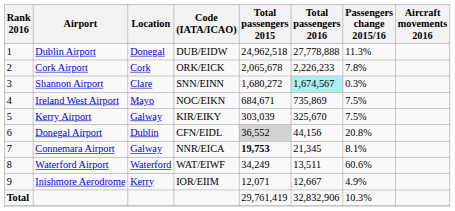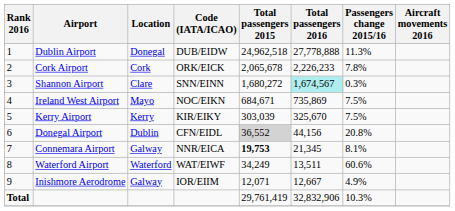(146, 116) Galway -> (142, 116) Kerry
(142, 181) Kerry -> (146, 181) Galway
